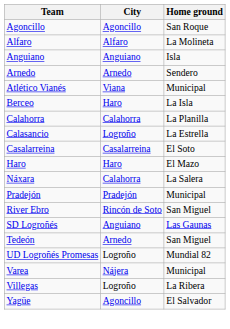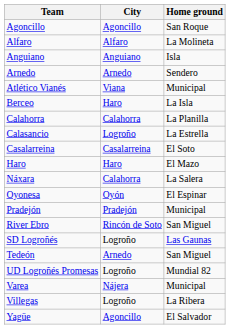+ row: (23, 194)
(122, 225) Anguiano -> (119, 240) Logroño
